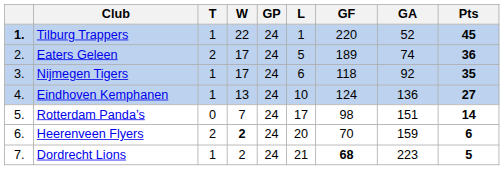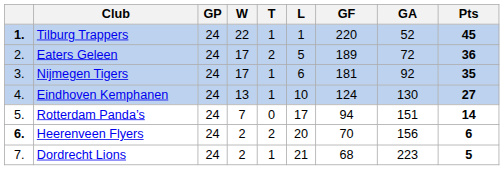columns swapped: (272, 14) <-> (213, 14)
(408, 54) 74 -> (408, 54) 72
(346, 74) 118 -> (346, 74) 181
(408, 94) 136 -> (408, 94) 130
(346, 114) 98 -> (346, 114) 94
(19, 134) normal -> (19, 134) bold
(242, 134) bold -> (242, 134) normal
(408, 134) 159 -> (408, 134) 156
(346, 154) bold -> (346, 154) normal
